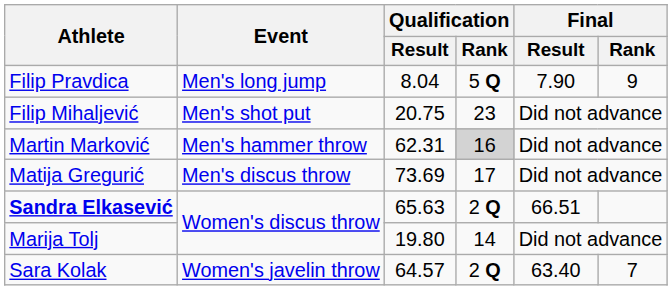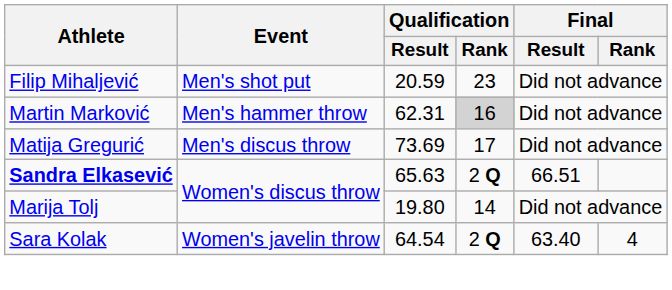- row: (69, 82)
(420, 113) 20.75 -> (420, 82) 20.59
(420, 270) 64.57 -> (420, 239) 64.54
(632, 270) 7 -> (632, 239) 4
